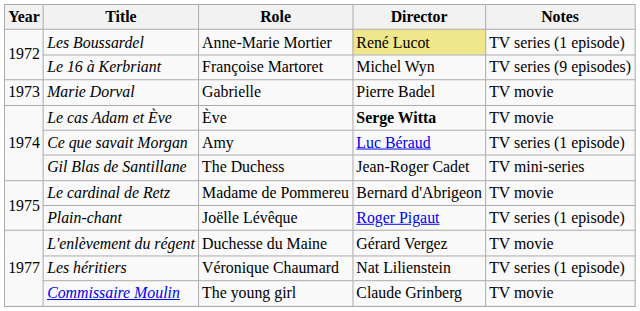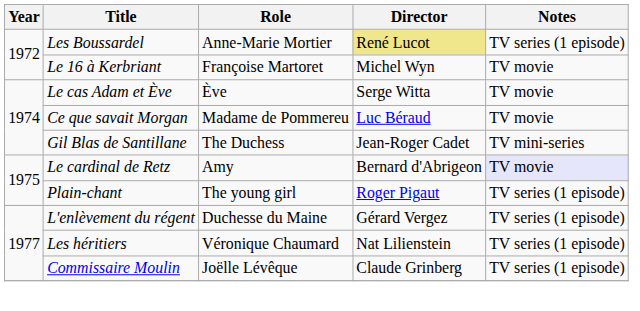(560, 67) TV series (9 episodes) -> (521, 67) TV movie
- row: (91, 92)
(396, 117) bold -> (393, 92) normal
(218, 142) Amy -> (276, 117) Madame de Pommereu
(557, 142) TV series (1 episode) -> (521, 117) TV movie
(276, 192) Madame de Pommereu -> (218, 167) Amy
(521, 192) no background -> (521, 167) lavender background
(250, 218) Joëlle Lévêque -> (249, 192) The young girl
(521, 243) TV movie -> (557, 218) TV series (1 episode)
(249, 293) The young girl -> (250, 268) Joëlle Lévêque
(521, 293) TV movie -> (557, 268) TV series (1 episode)
